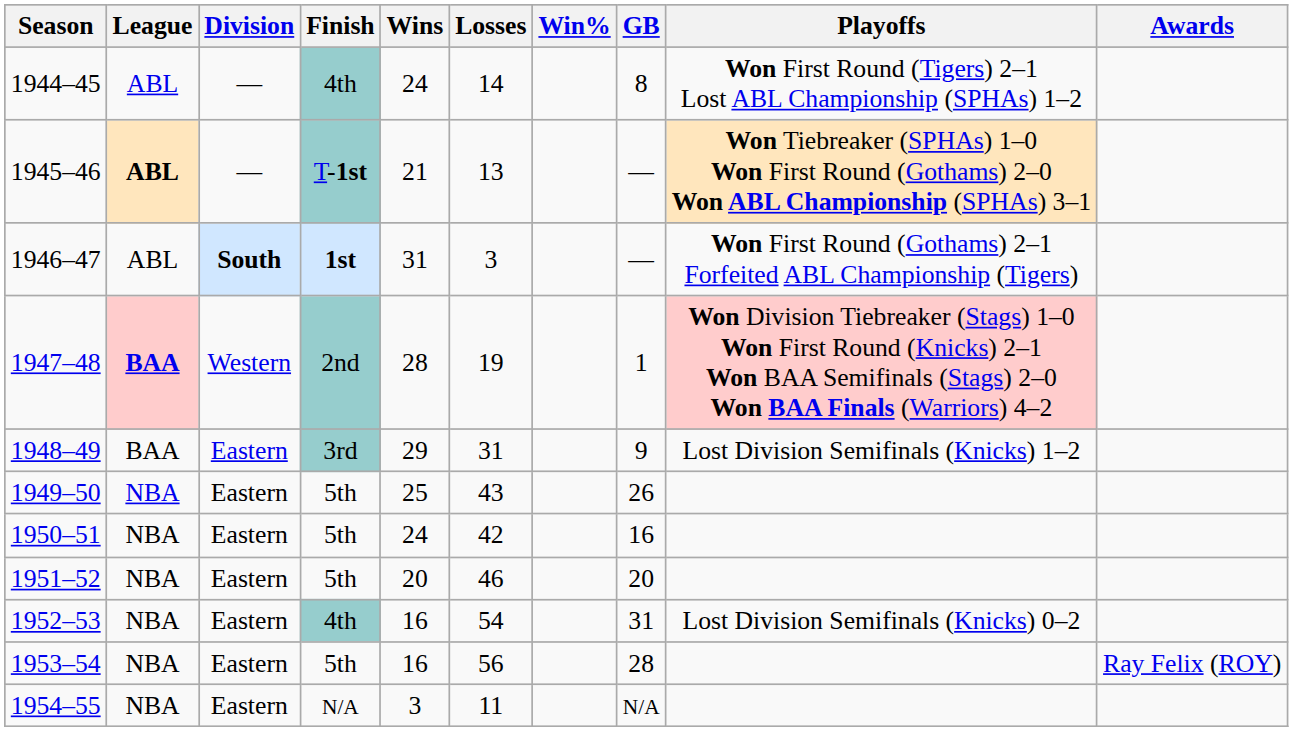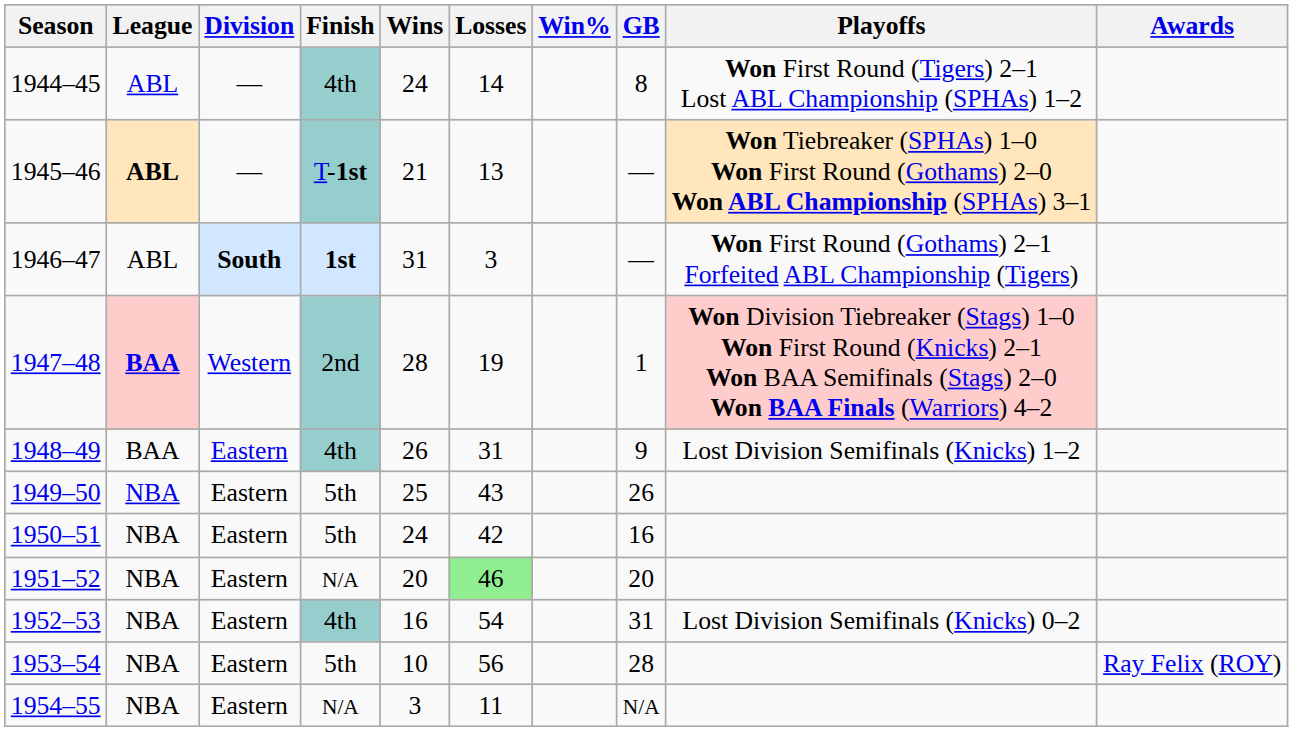(340, 450) 3rd -> (340, 450) 4th
(415, 450) 29 -> (415, 450) 26
(340, 577) 5th -> (340, 580) N/A
(491, 577) no background -> (491, 577) lightgreen background
(415, 662) 16 -> (415, 662) 10
